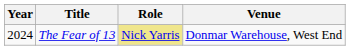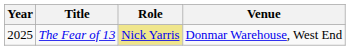(20, 34) 2024 -> (20, 34) 2025
